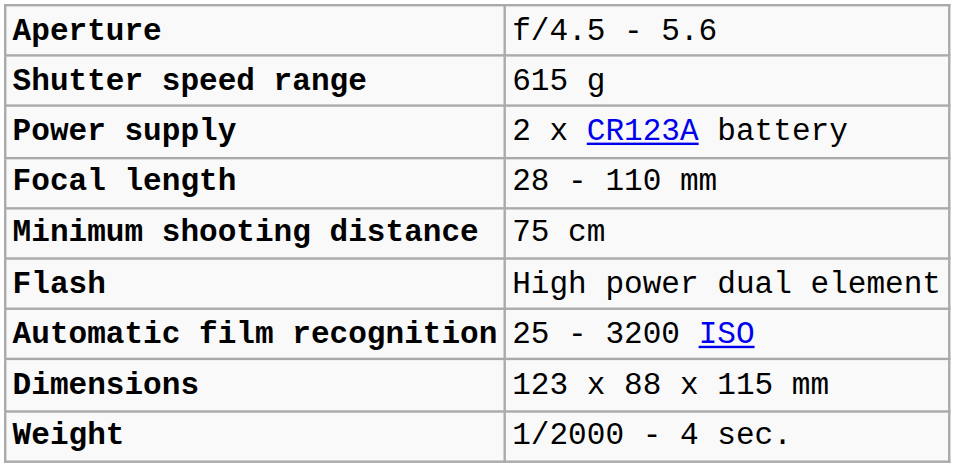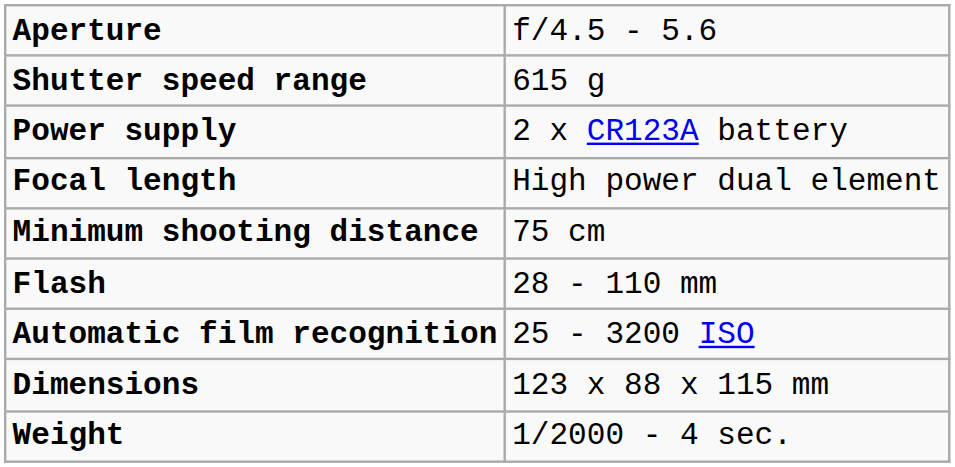(615, 182) 28 - 110 mm -> (727, 182) High power dual element
(727, 284) High power dual element -> (615, 284) 28 - 110 mm
